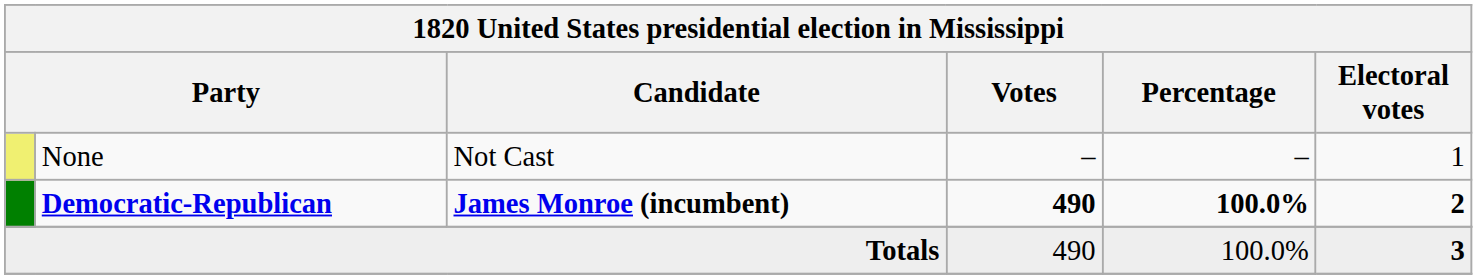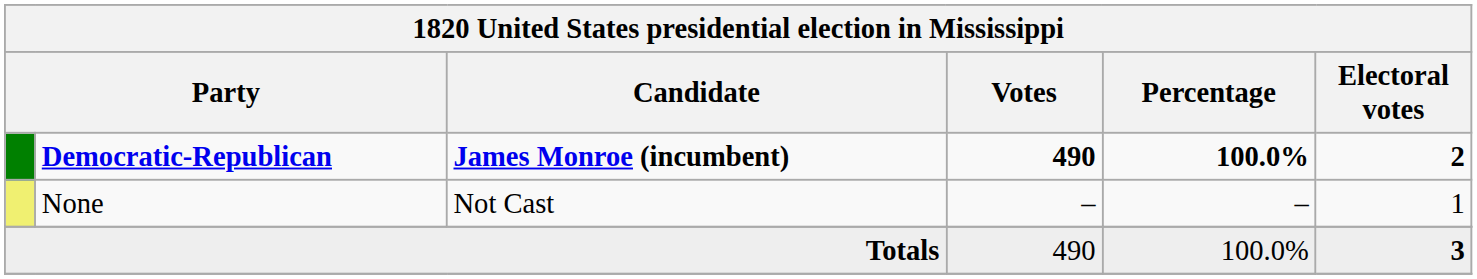rows swapped: (187, 203) <-> (73, 156)
